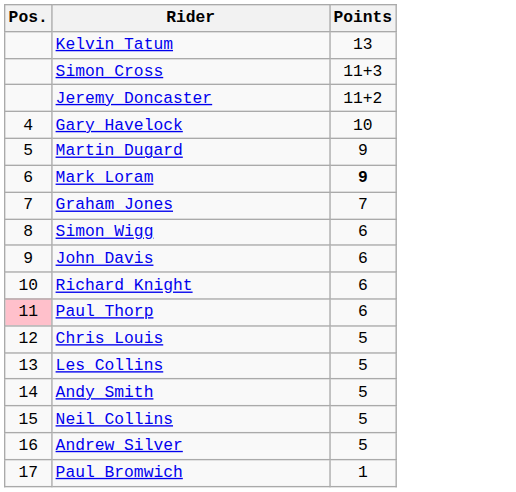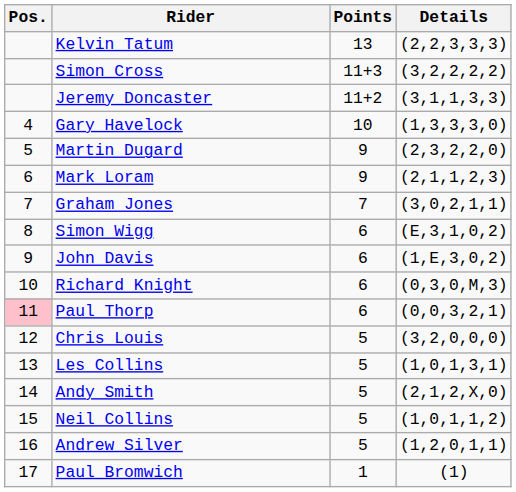+ column: (454, 18)
(363, 179) bold -> (363, 179) normal
